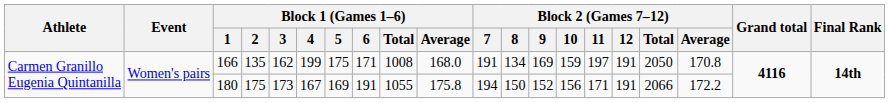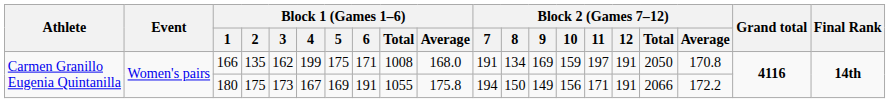(543, 86) 152 -> (543, 86) 149
